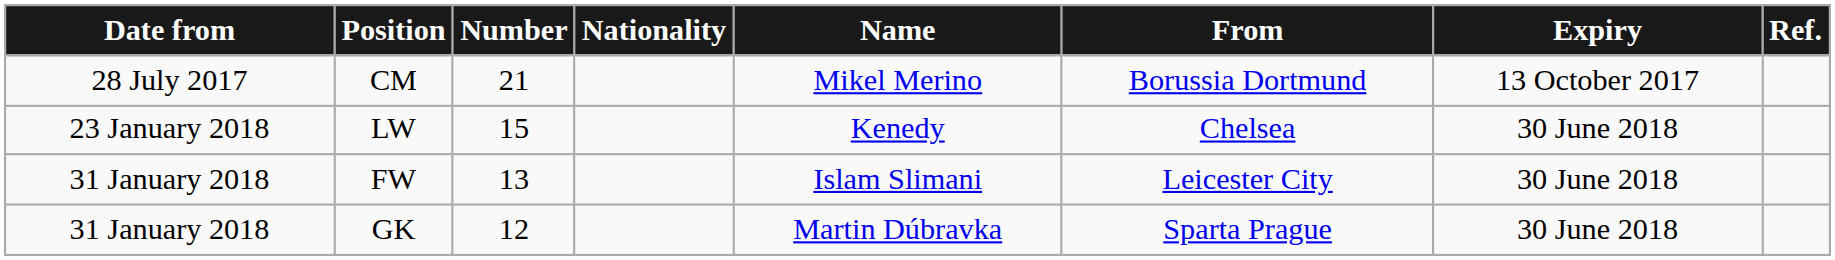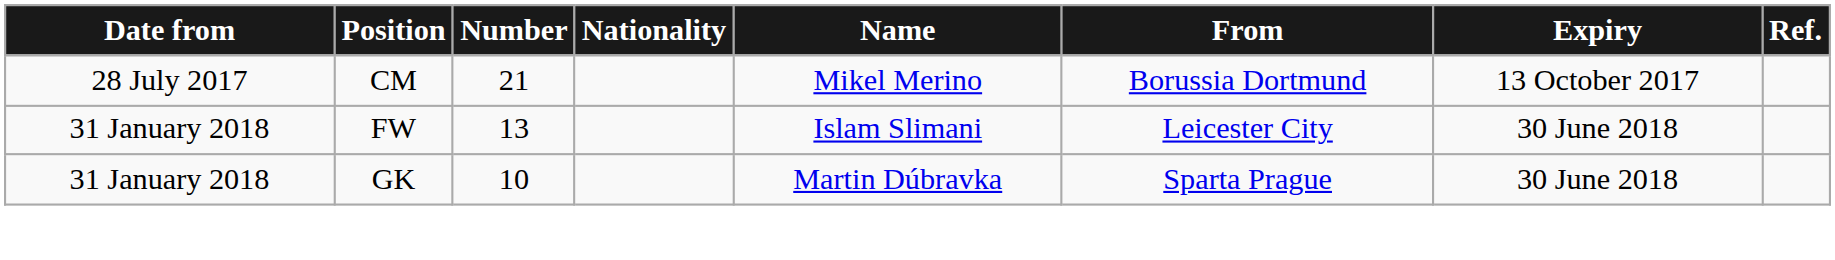- row: (393, 129)
(514, 229) 12 -> (514, 179) 10
